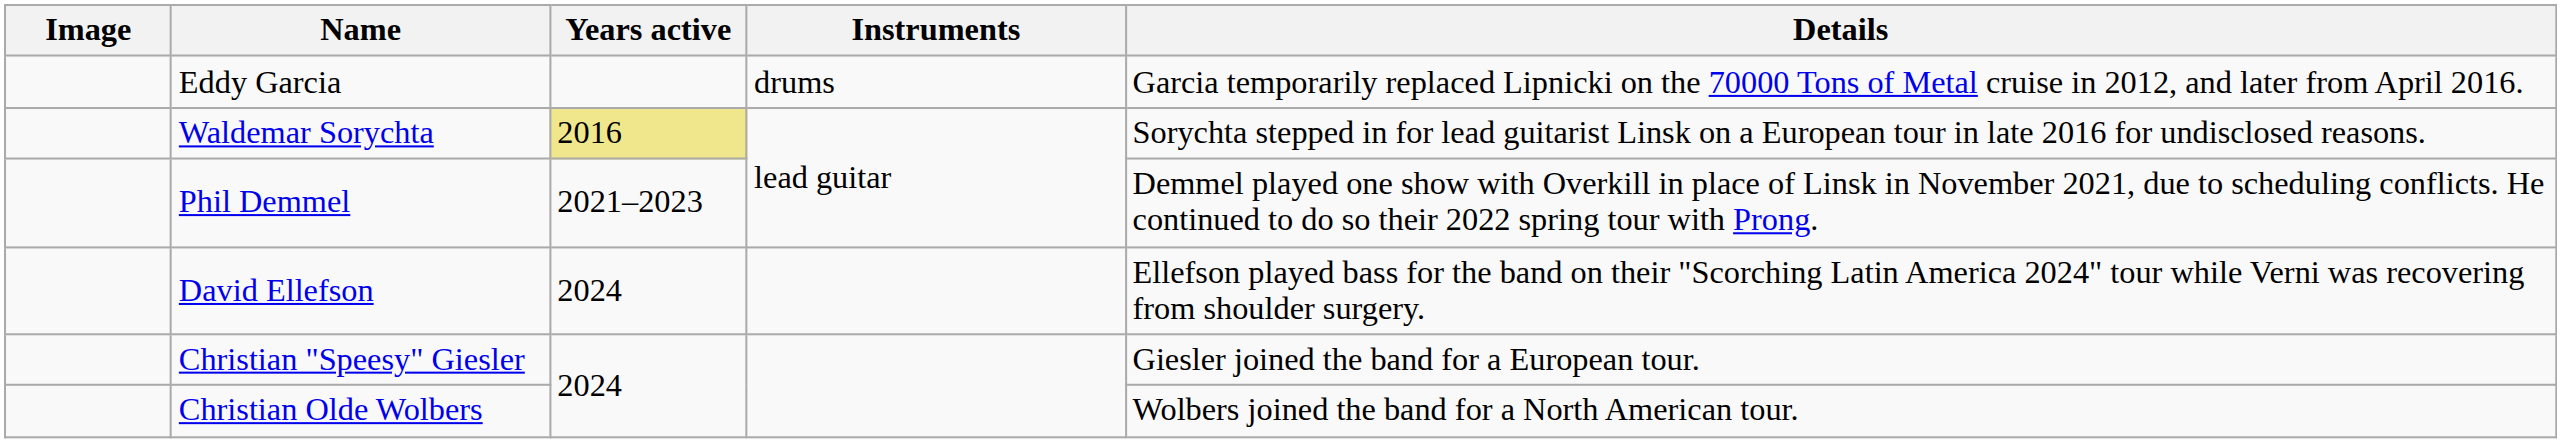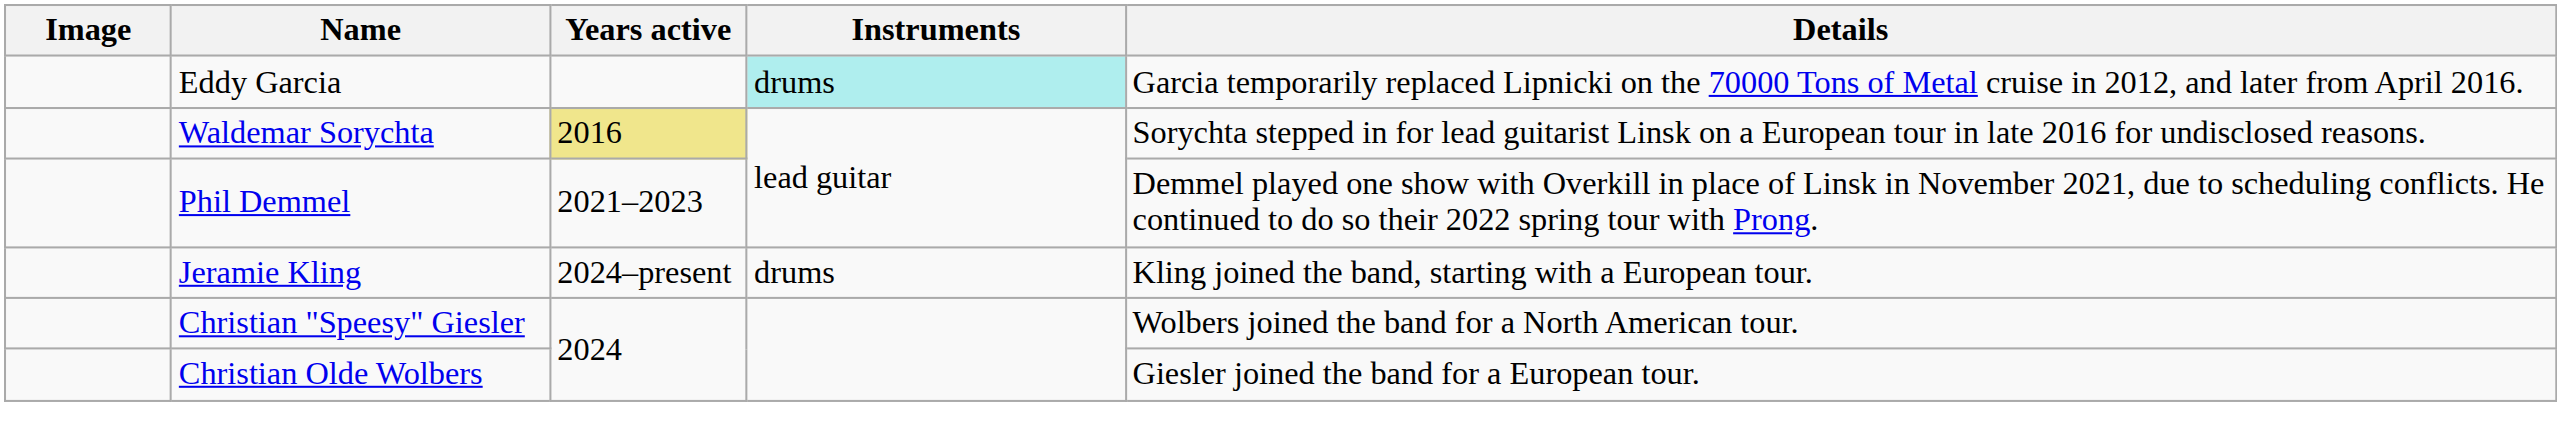(794, 81) no background -> (794, 81) paleturquoise background
- row: (276, 289)
+ row: (270, 271)
(1416, 359) Giesler joined the band for a European tour. -> (1466, 322) Wolbers joined the band for a North American tour.
(1466, 410) Wolbers joined the band for a North American tour. -> (1416, 374) Giesler joined the band for a European tour.
